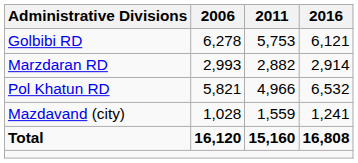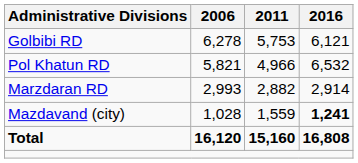rows swapped: (58, 65) <-> (59, 89)
(330, 114) normal -> (330, 114) bold
